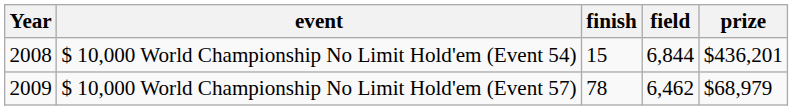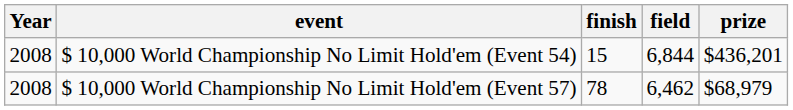(31, 88) 2009 -> (31, 88) 2008
